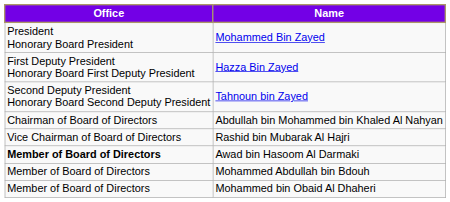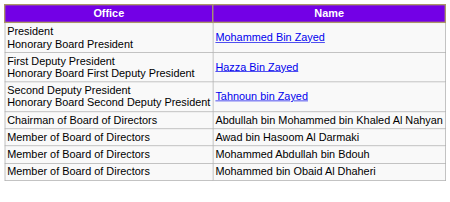- row: (283, 137)
(84, 154) bold -> (79, 137) normal
